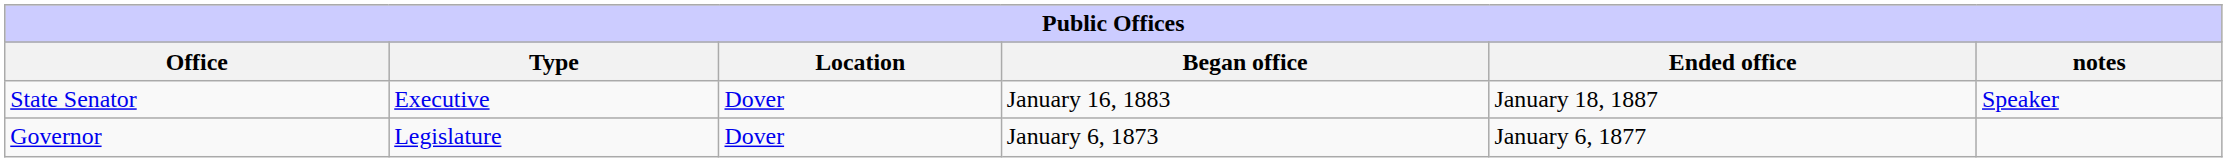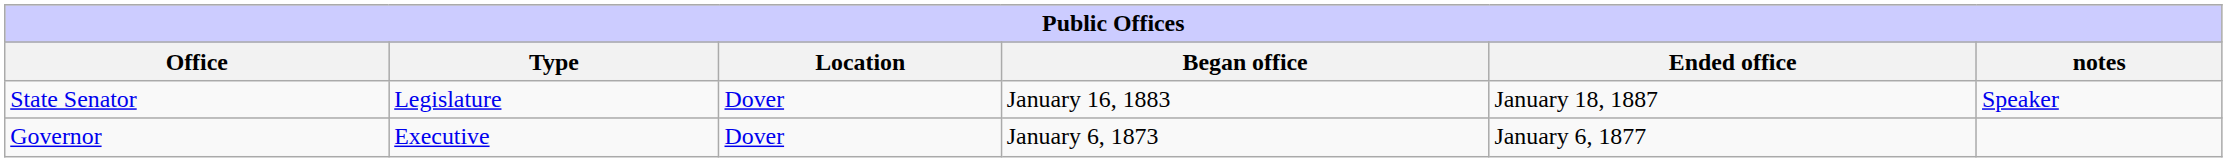(442, 99) Executive -> (448, 99) Legislature
(448, 136) Legislature -> (442, 136) Executive
